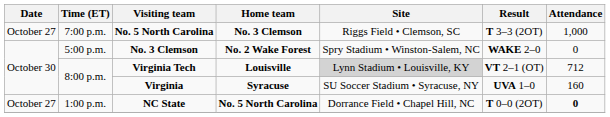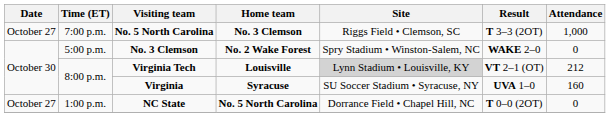(576, 67) 712 -> (576, 67) 212
(576, 103) bold -> (576, 103) normal
